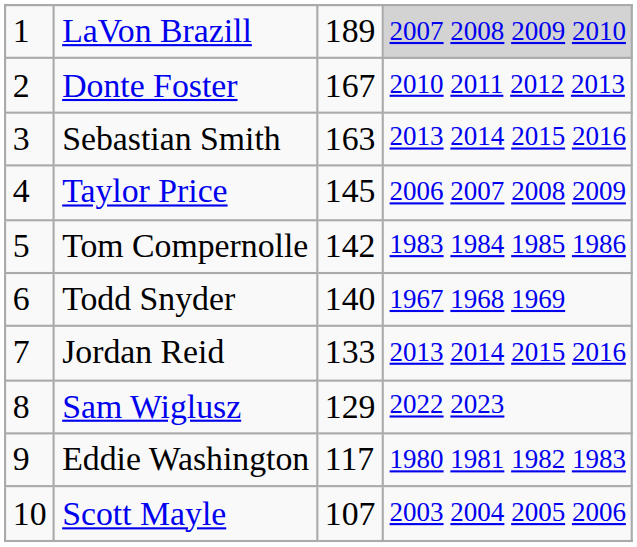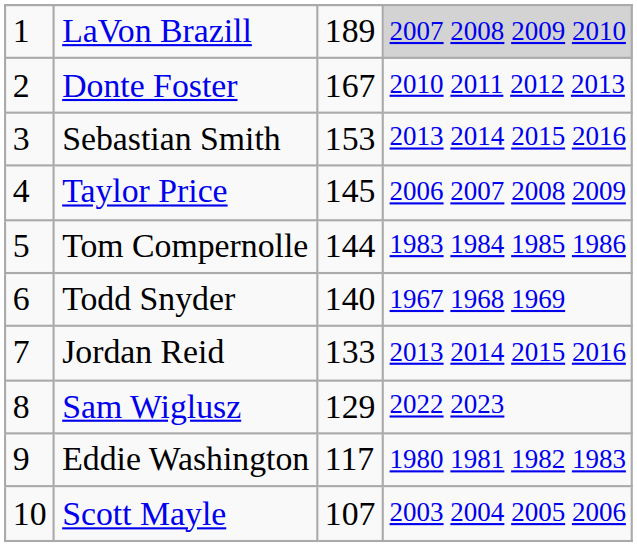(350, 138) 163 -> (350, 138) 153
(350, 245) 142 -> (350, 245) 144
